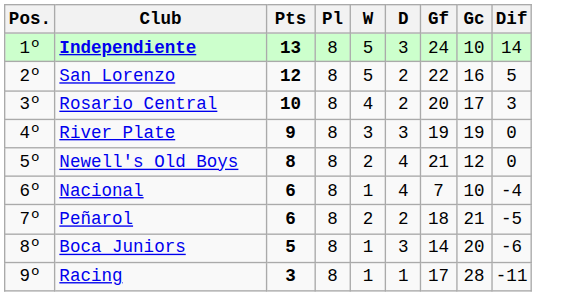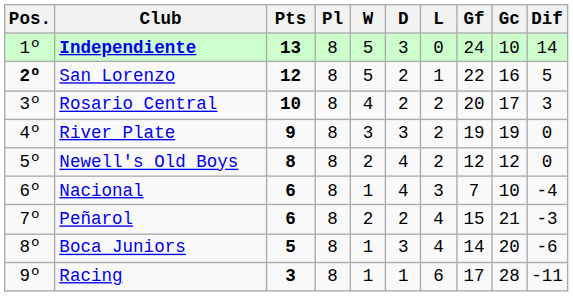+ column: (439, 19)
(30, 76) normal -> (30, 76) bold
(439, 162) 21 -> (474, 162) 12
(439, 219) 18 -> (474, 219) 15
(512, 219) -5 -> (547, 219) -3
